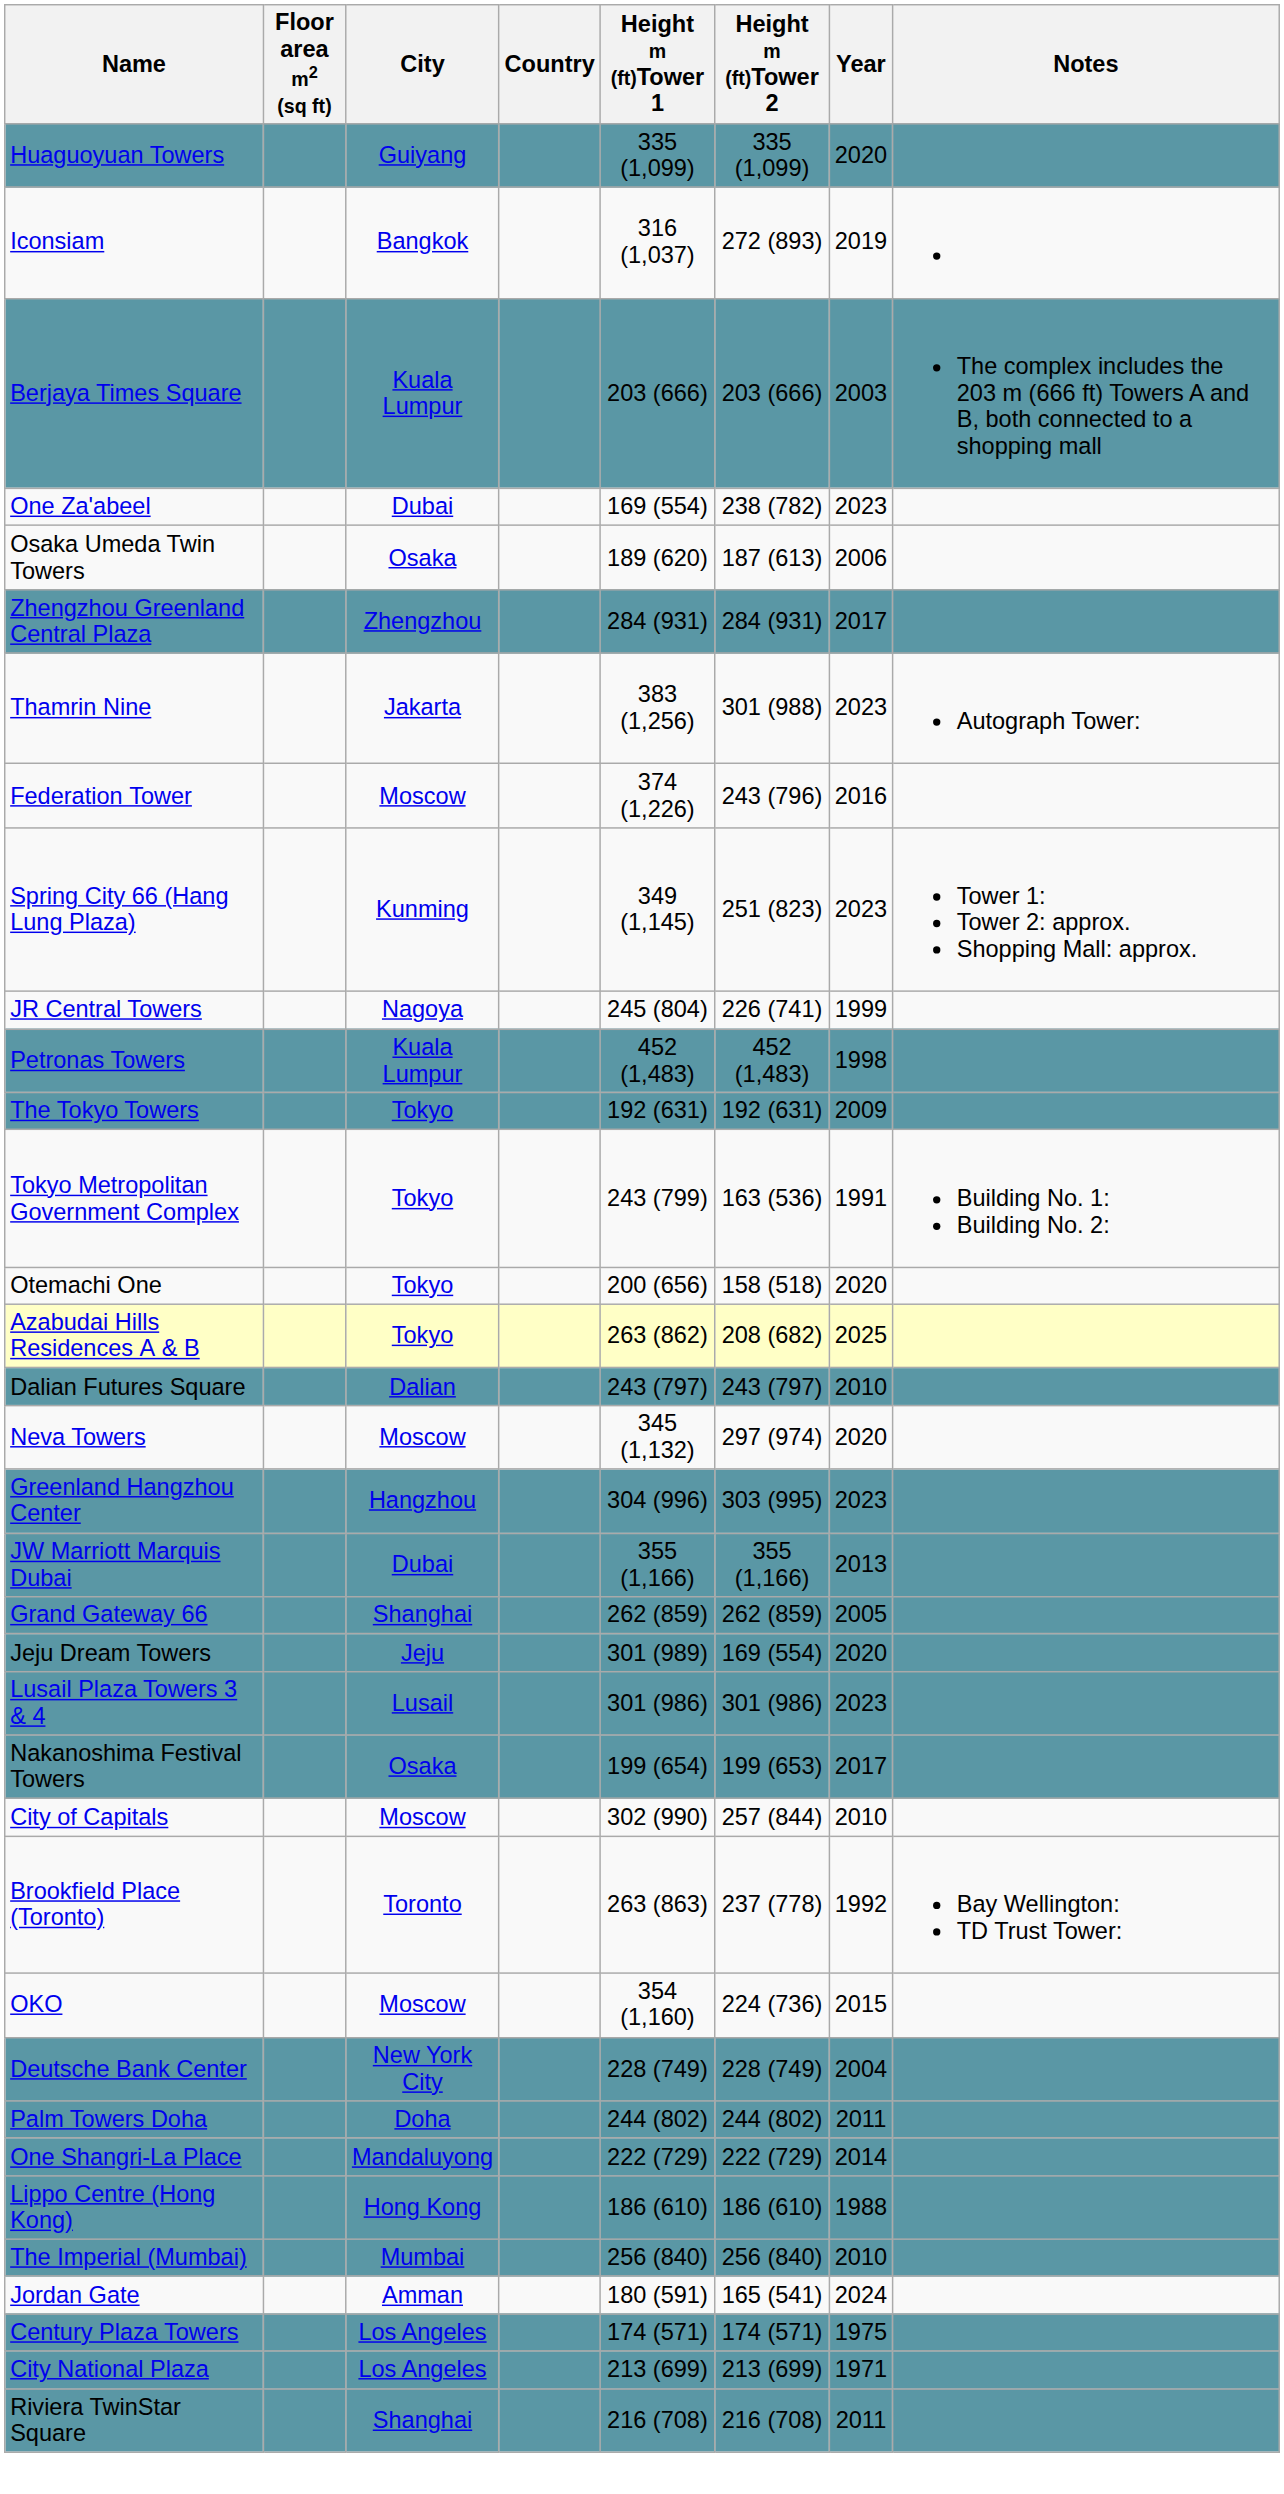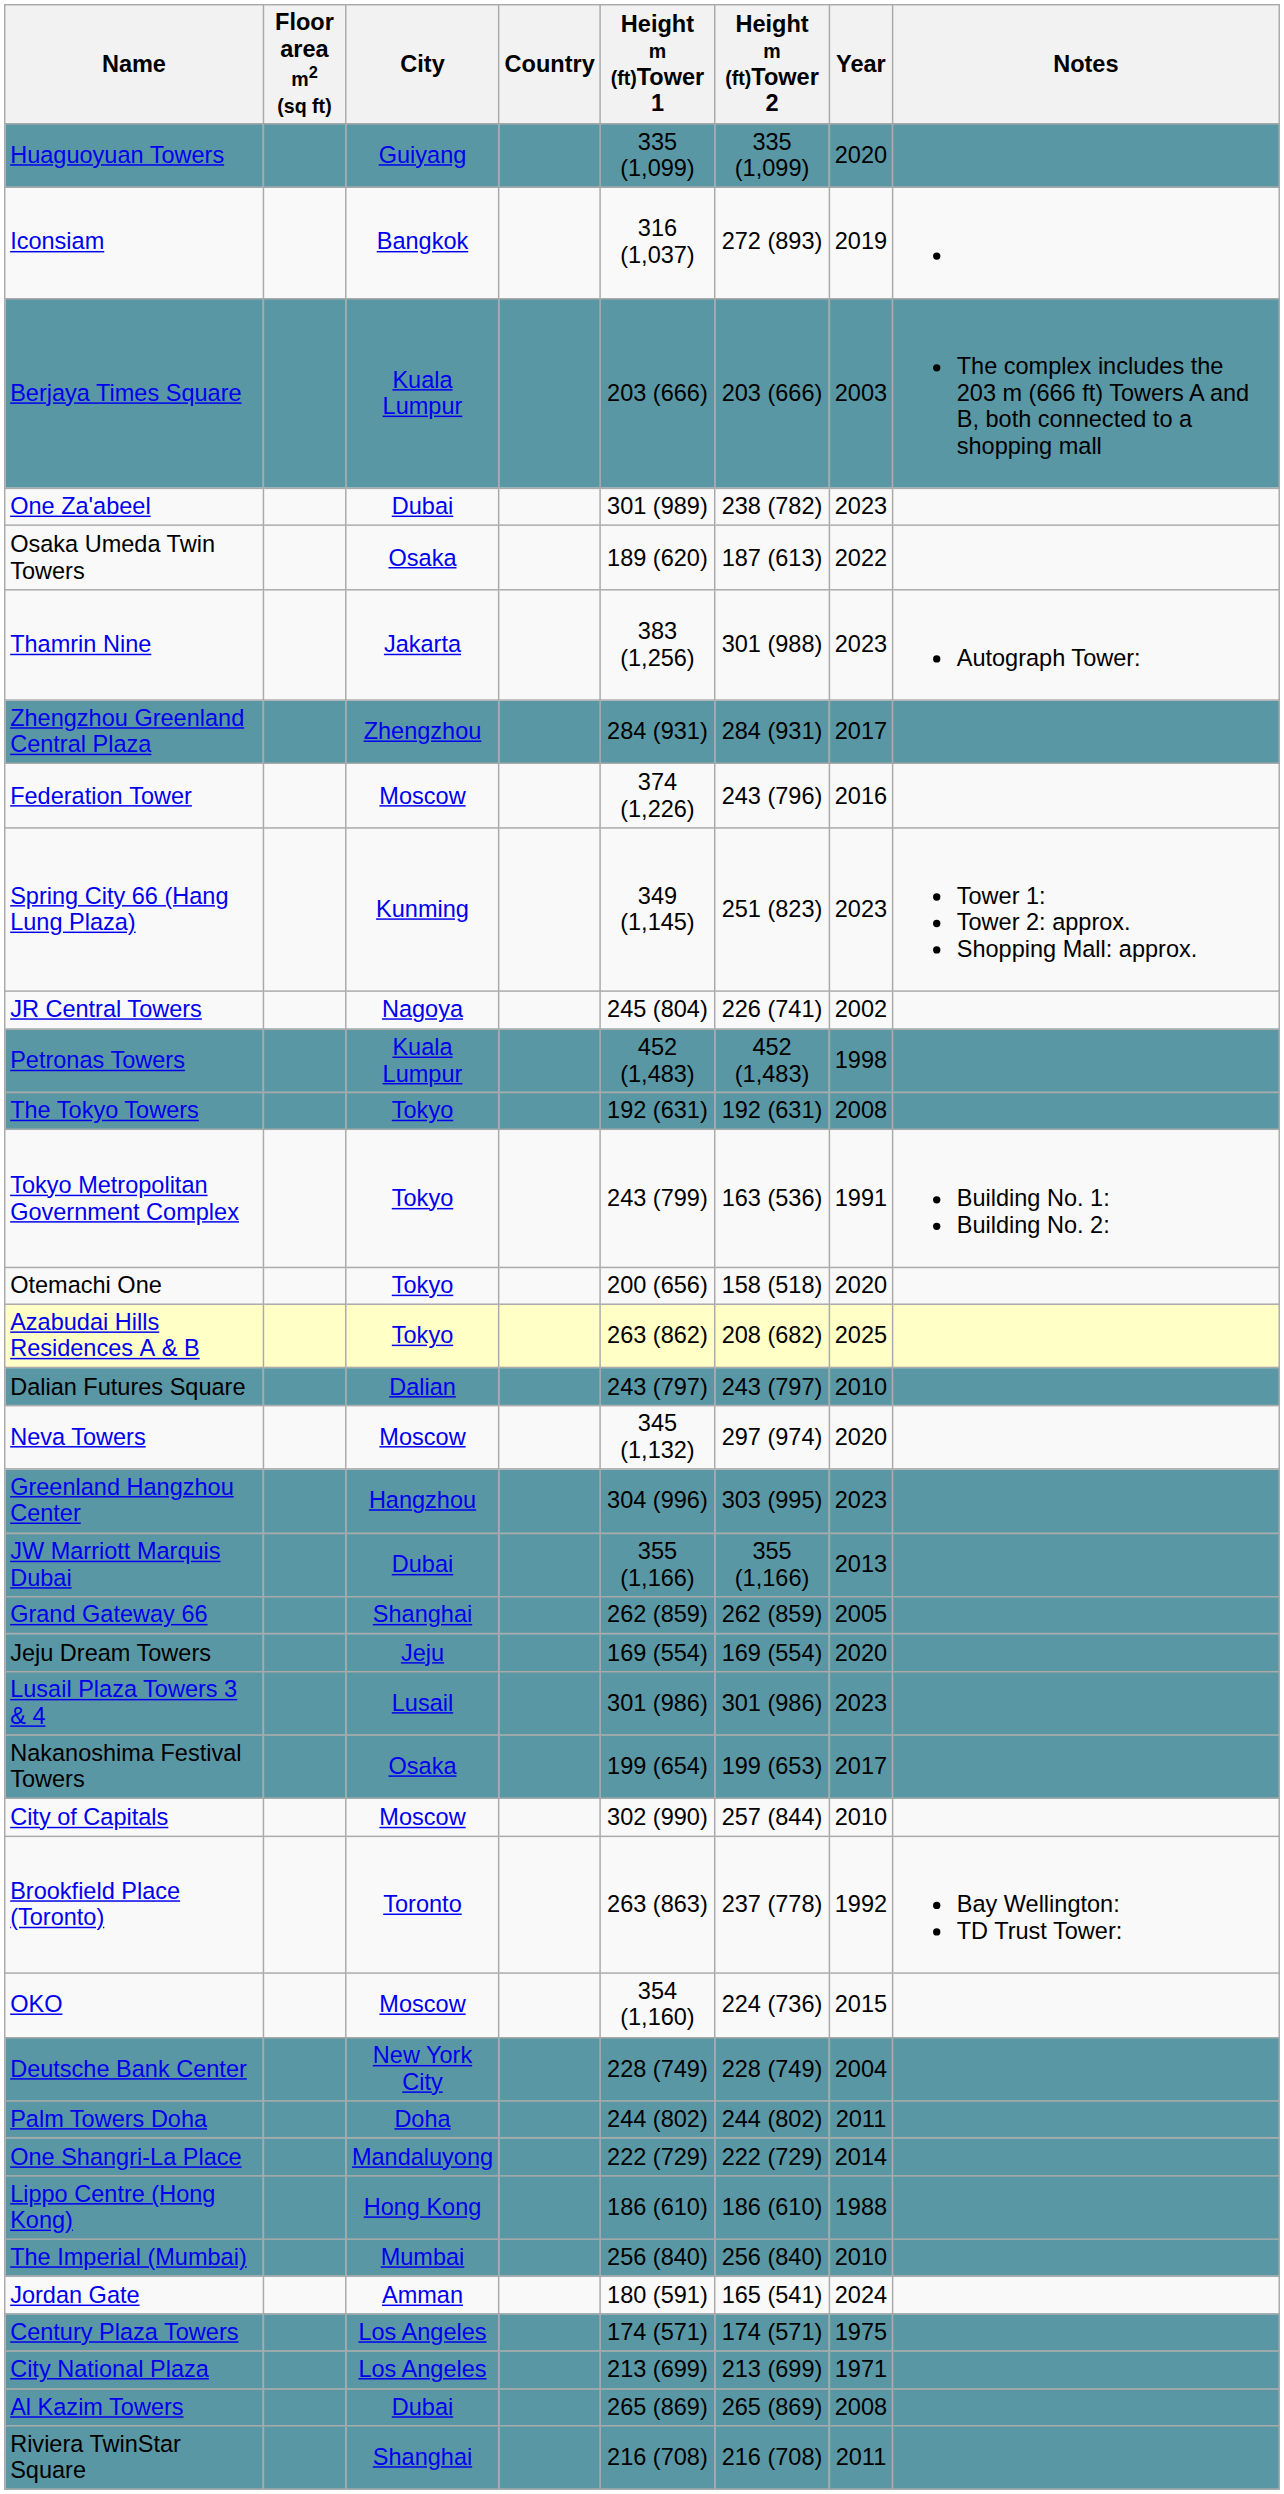(657, 506) 169 (554) -> (657, 506) 301 (989)
(861, 557) 2006 -> (861, 557) 2022
rows swapped: (81, 708) <-> (127, 620)
(861, 1009) 1999 -> (861, 1009) 2002
(861, 1110) 2009 -> (861, 1110) 2008
(657, 1652) 301 (989) -> (657, 1652) 169 (554)
+ row: (97, 2406)
